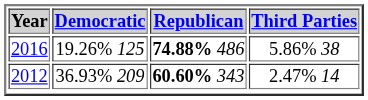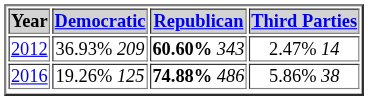rows swapped: (29, 48) <-> (29, 76)
